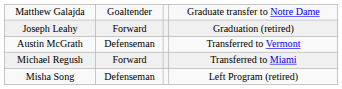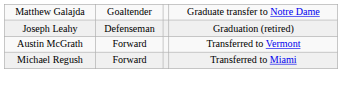(130, 28) Forward -> (130, 28) Defenseman
(130, 44) Defenseman -> (130, 44) Forward
- row: (50, 76)
